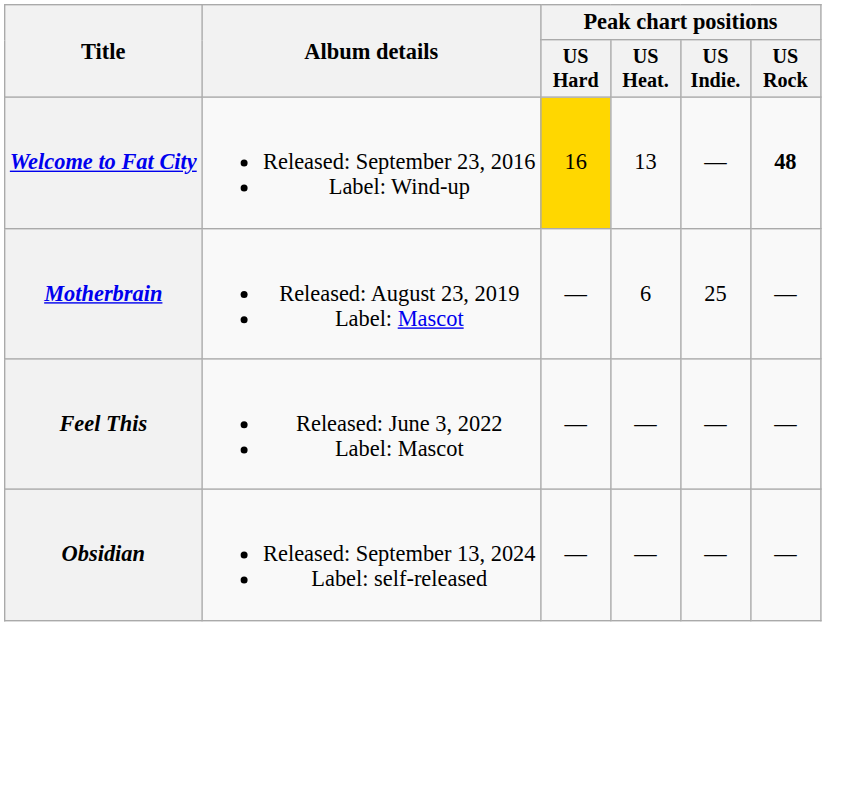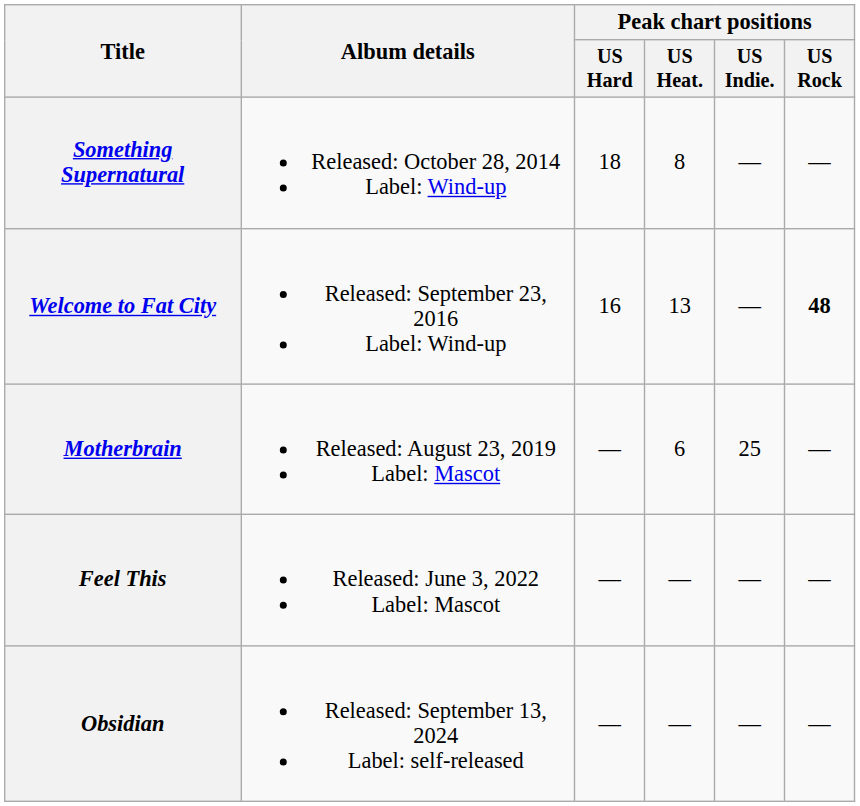+ row: (123, 162)
(576, 162) gold background -> (610, 305) no background
